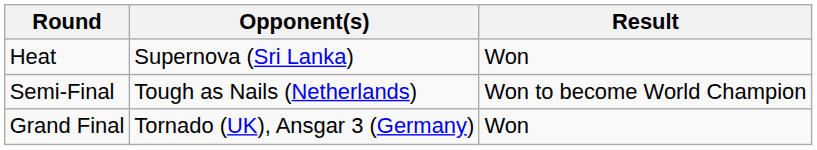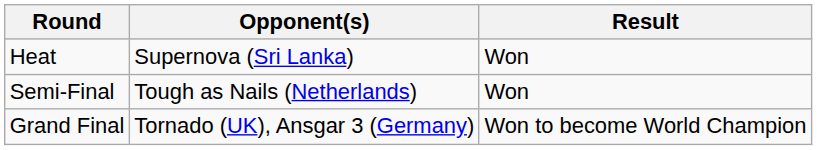(645, 91) Won to become World Champion -> (507, 91) Won
(507, 126) Won -> (645, 126) Won to become World Champion
